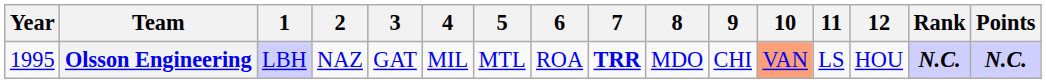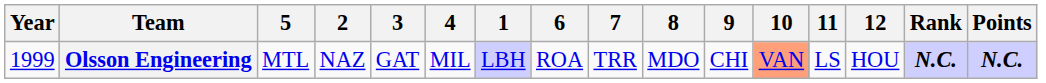columns swapped: (284, 23) <-> (502, 23)
(32, 59) 1995 -> (32, 59) 1999
(617, 59) bold -> (615, 59) normal
